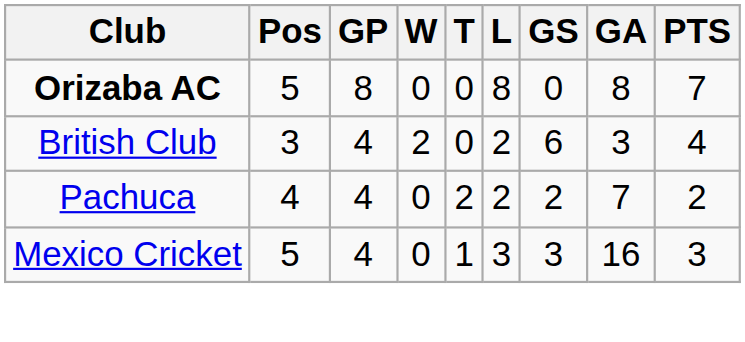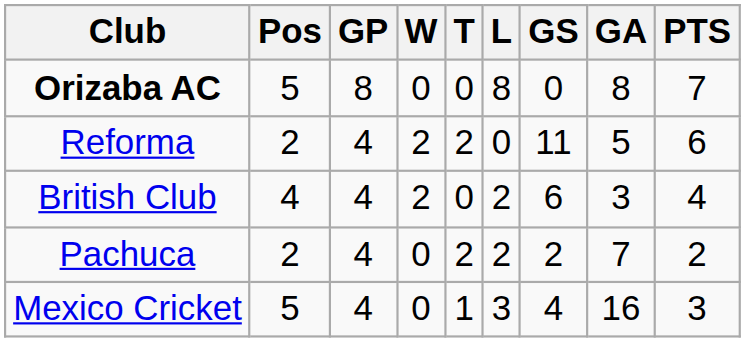+ row: (127, 142)
(290, 142) 3 -> (290, 198) 4
(290, 198) 4 -> (290, 253) 2
(553, 253) 3 -> (553, 308) 4
